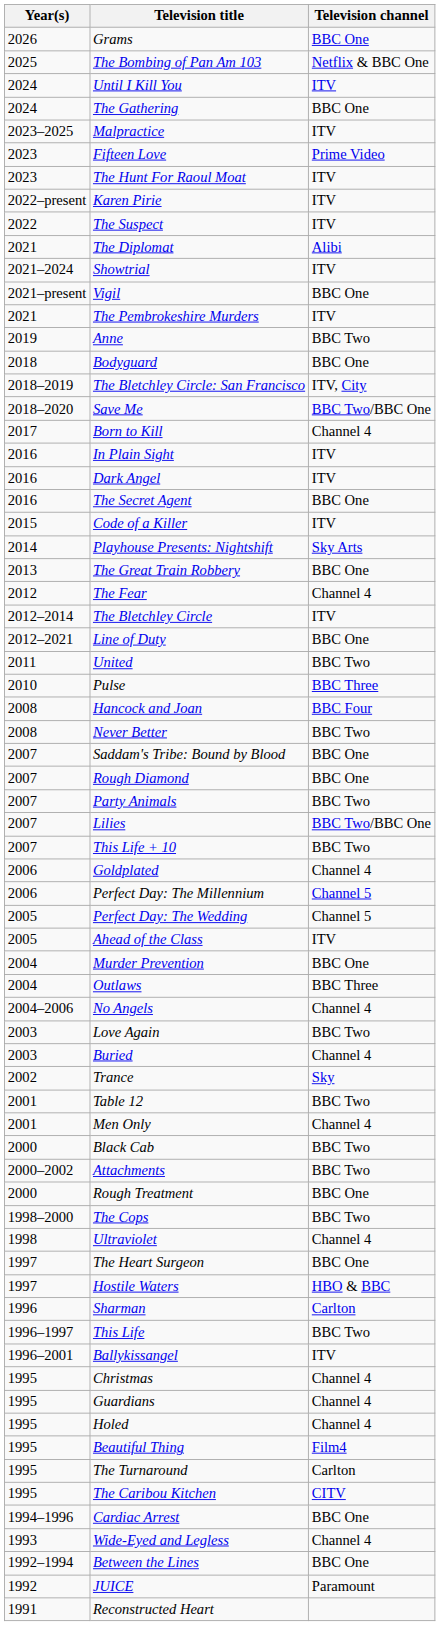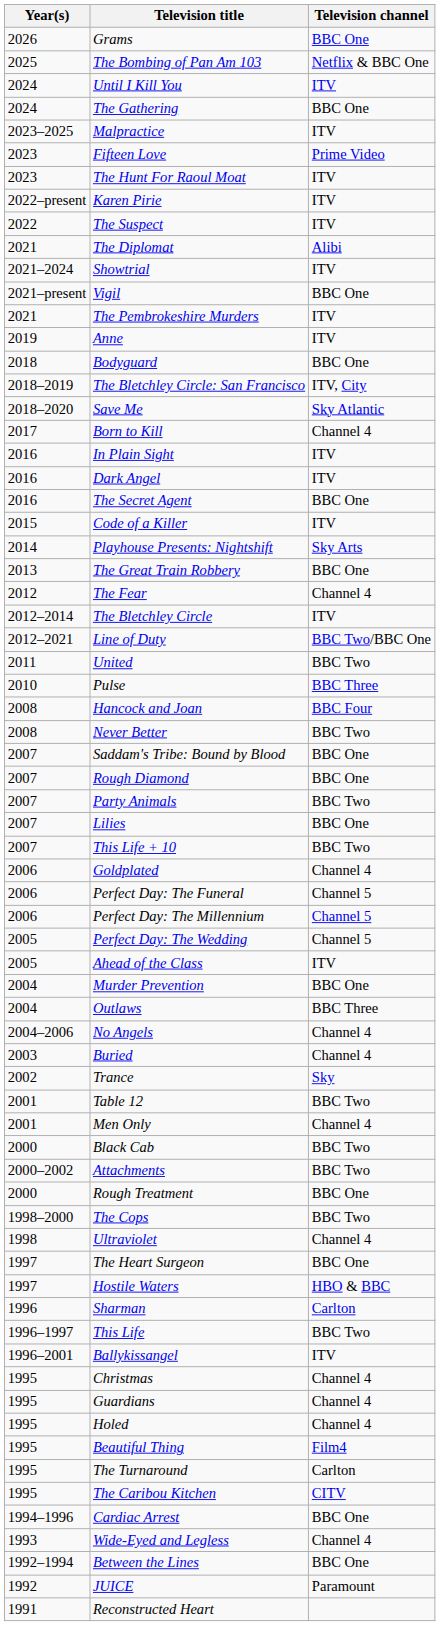(341, 339) BBC Two -> (324, 339) ITV
(371, 408) BBC Two/BBC One -> (348, 408) Sky Atlantic
(340, 639) BBC One -> (371, 639) BBC Two/BBC One
(371, 824) BBC Two/BBC One -> (340, 824) BBC One
+ row: (168, 893)
- row: (126, 1032)
